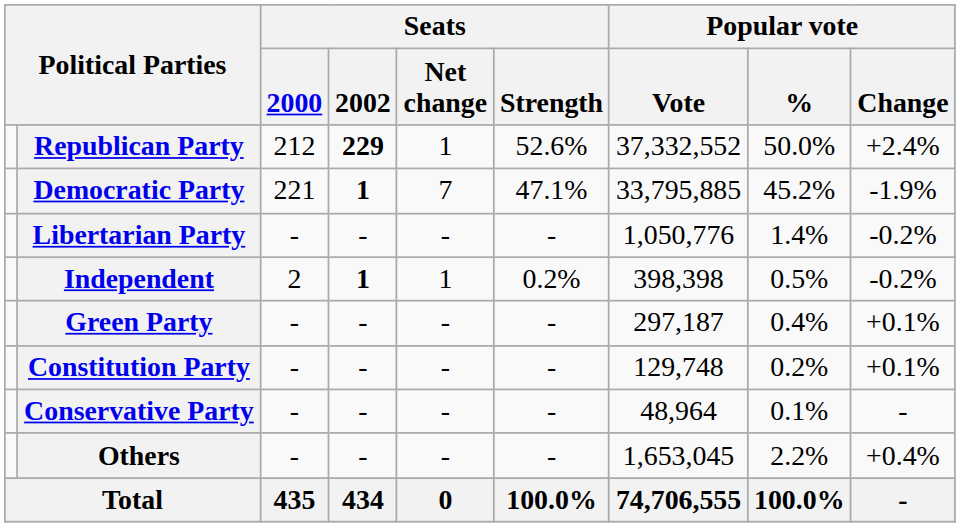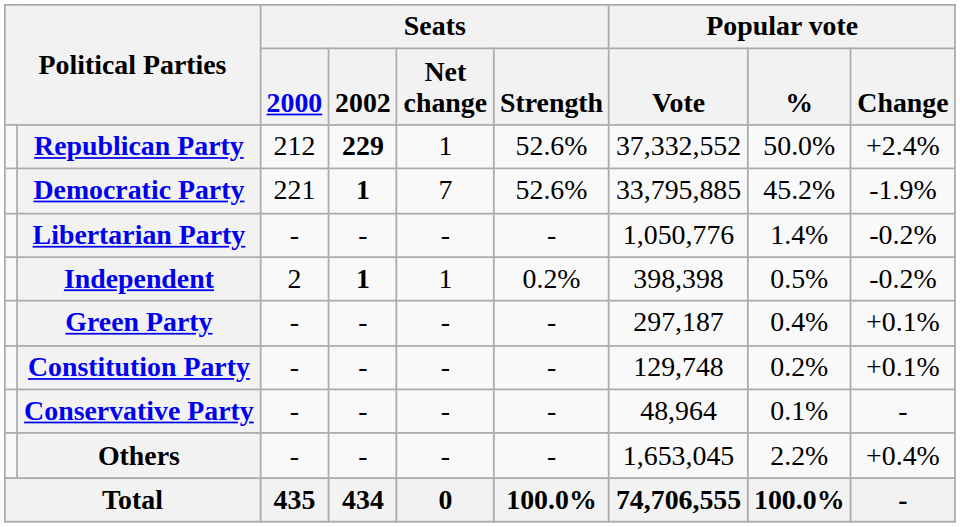(552, 190) 47.1% -> (552, 190) 52.6%
